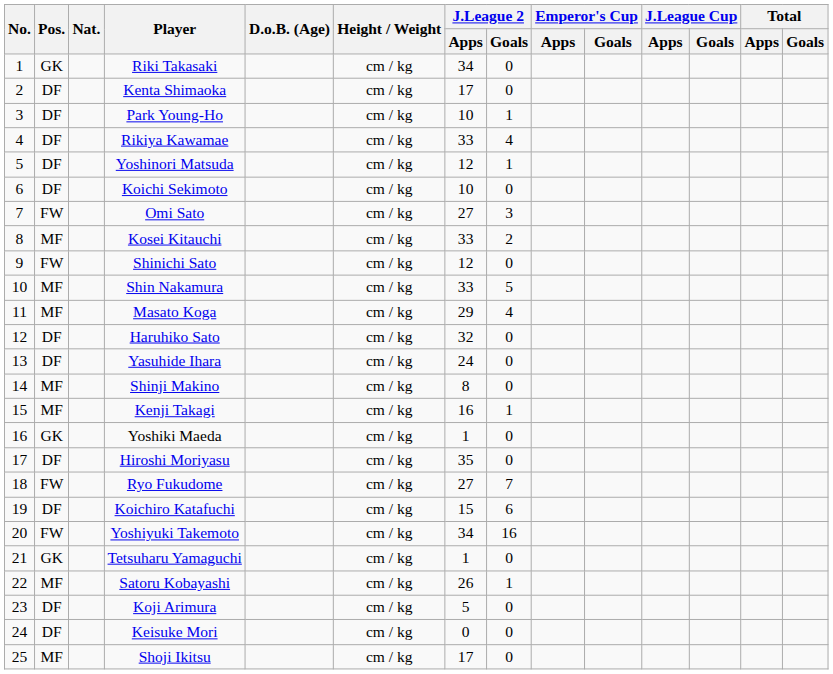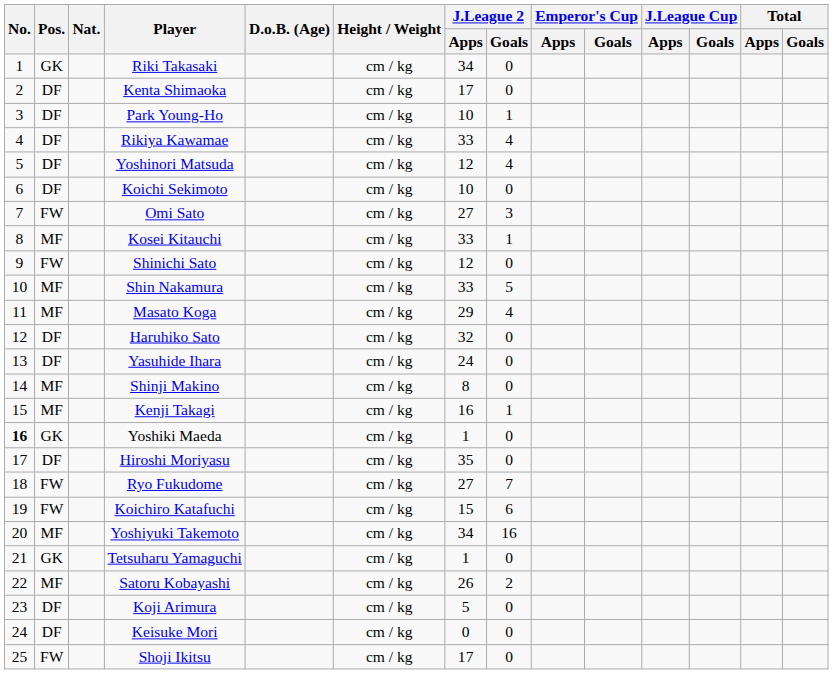(509, 164) 1 -> (509, 164) 4
(509, 238) 2 -> (509, 238) 1
(19, 435) normal -> (19, 435) bold
(52, 509) DF -> (52, 509) FW
(52, 533) FW -> (52, 533) MF
(509, 582) 1 -> (509, 582) 2
(52, 656) MF -> (52, 656) FW
